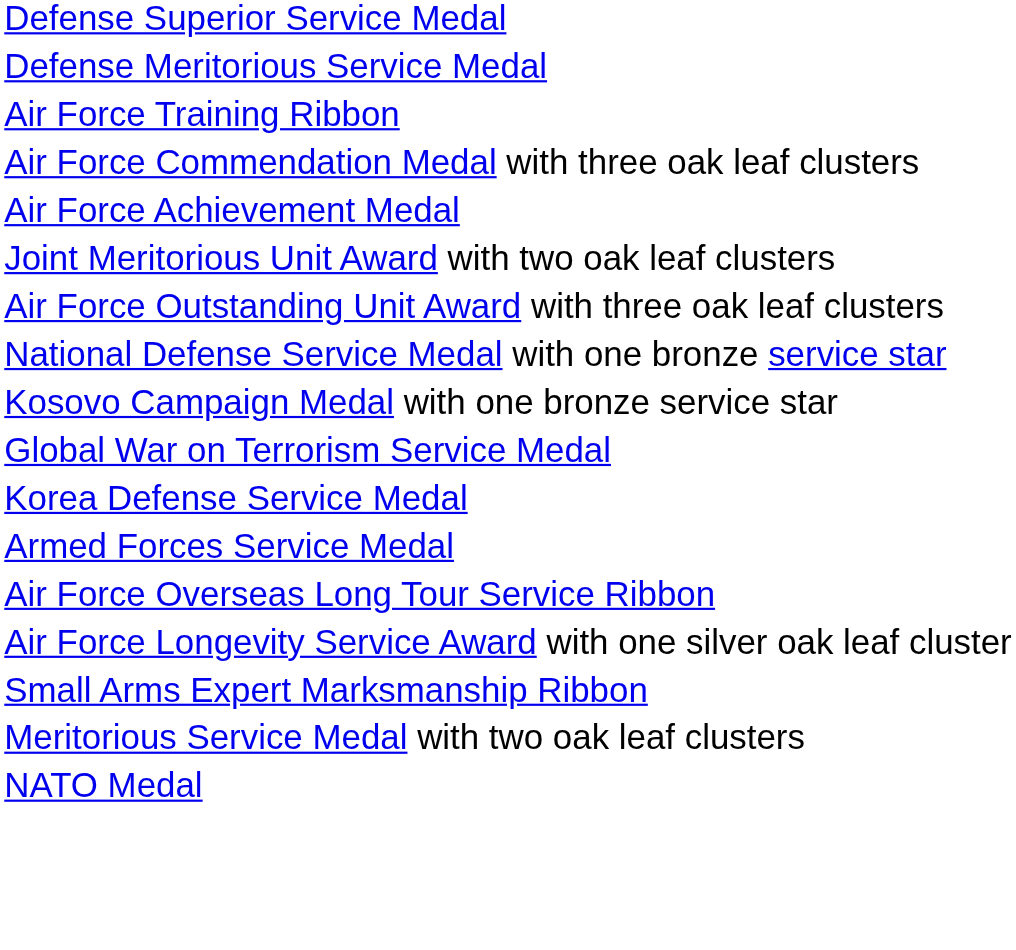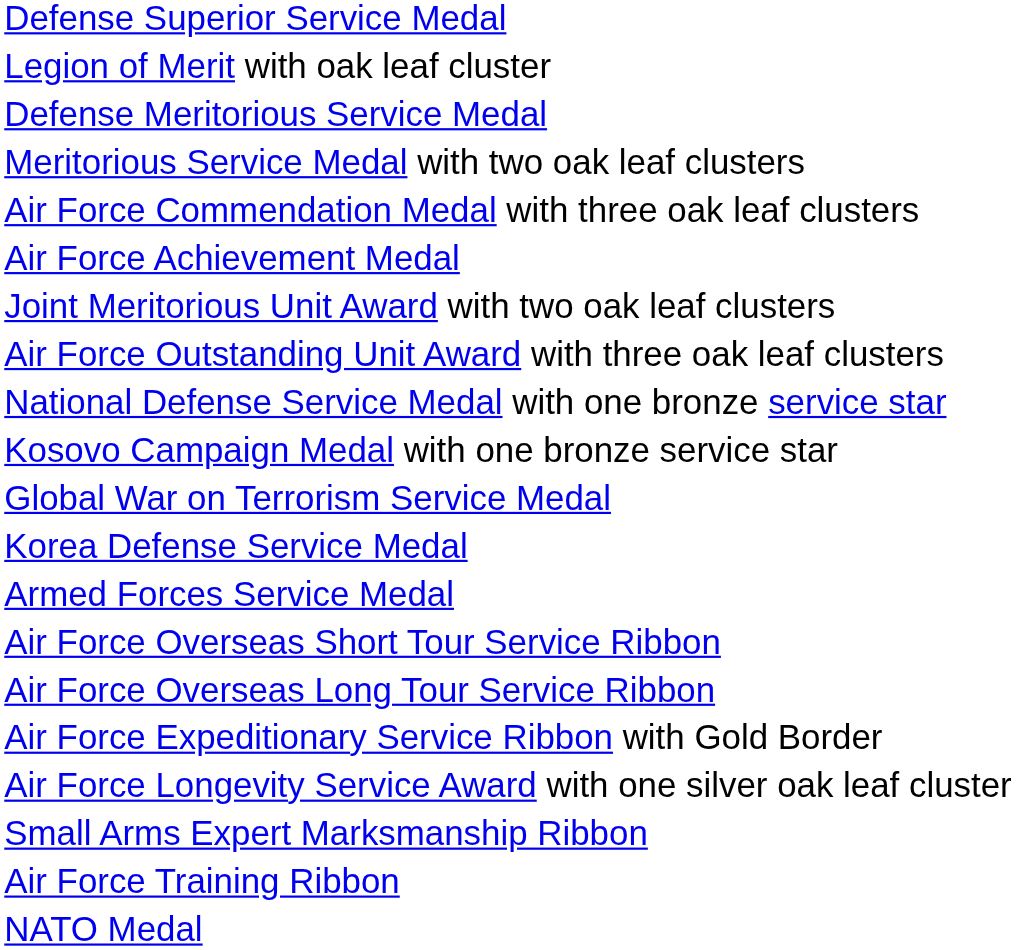+ row: (278, 66)
rows swapped: (405, 737) <-> (202, 114)
+ row: (363, 642)
+ row: (443, 737)
